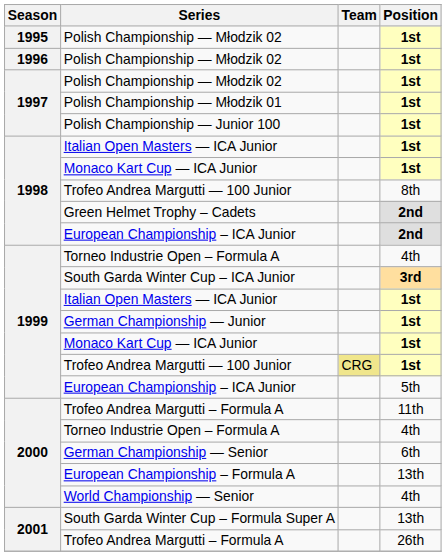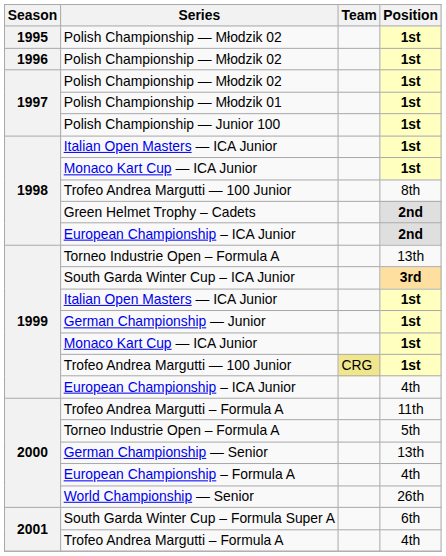(411, 256) 4th -> (411, 256) 13th
(411, 387) 5th -> (411, 387) 4th
(411, 430) 4th -> (411, 430) 5th
(411, 452) 6th -> (411, 452) 13th
(411, 474) 13th -> (411, 474) 4th
(411, 496) 4th -> (411, 496) 26th
(411, 518) 13th -> (411, 518) 6th
(411, 540) 26th -> (411, 540) 4th
